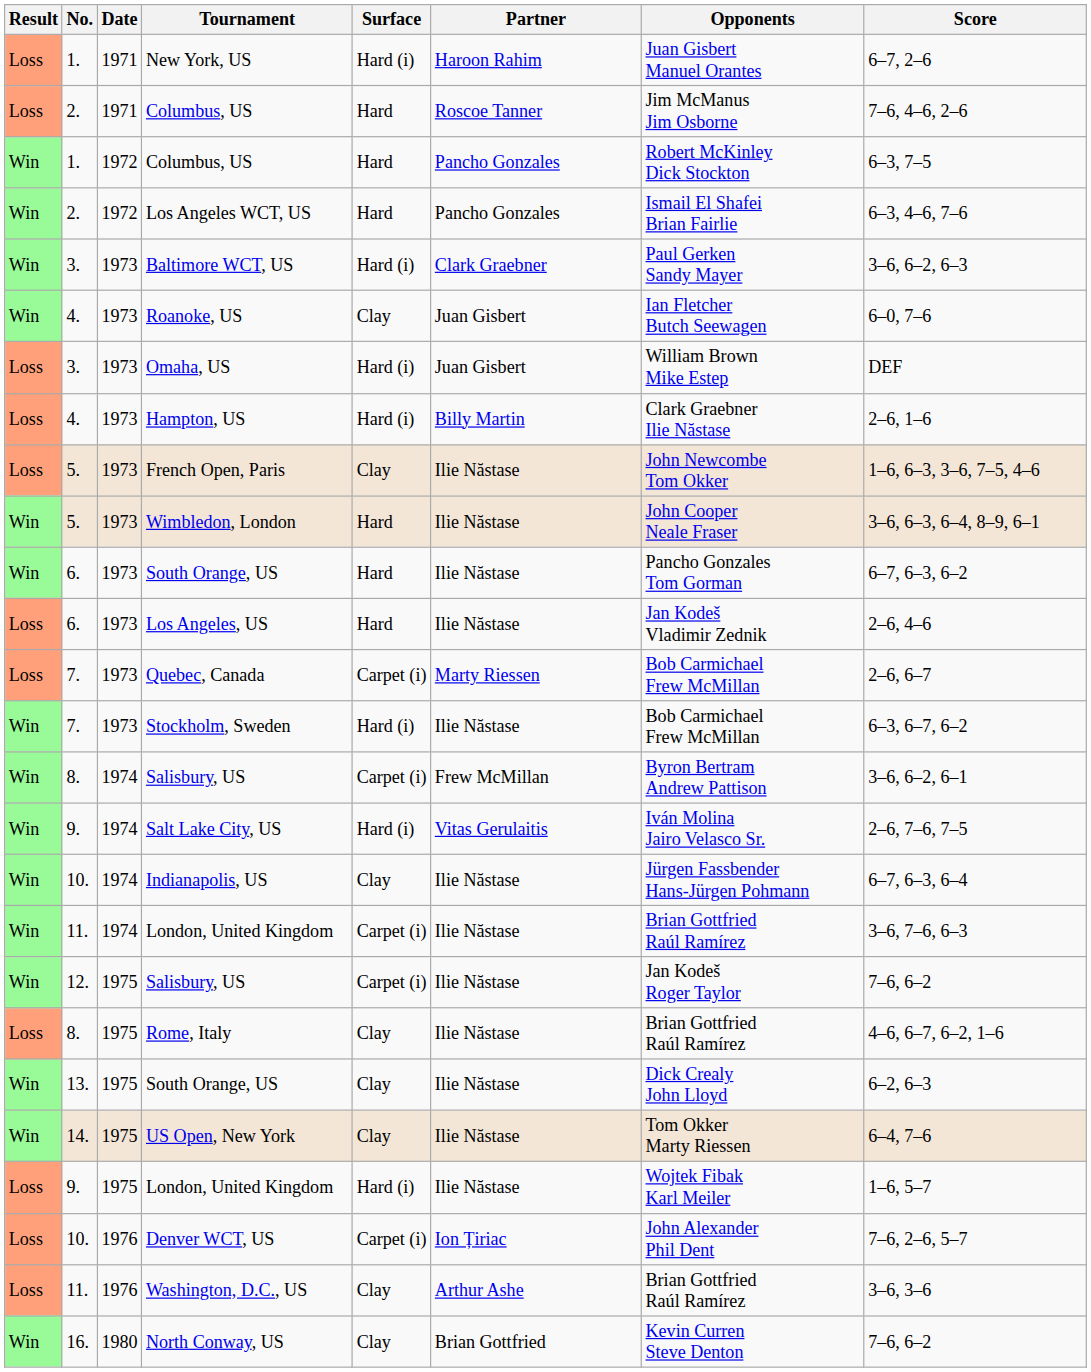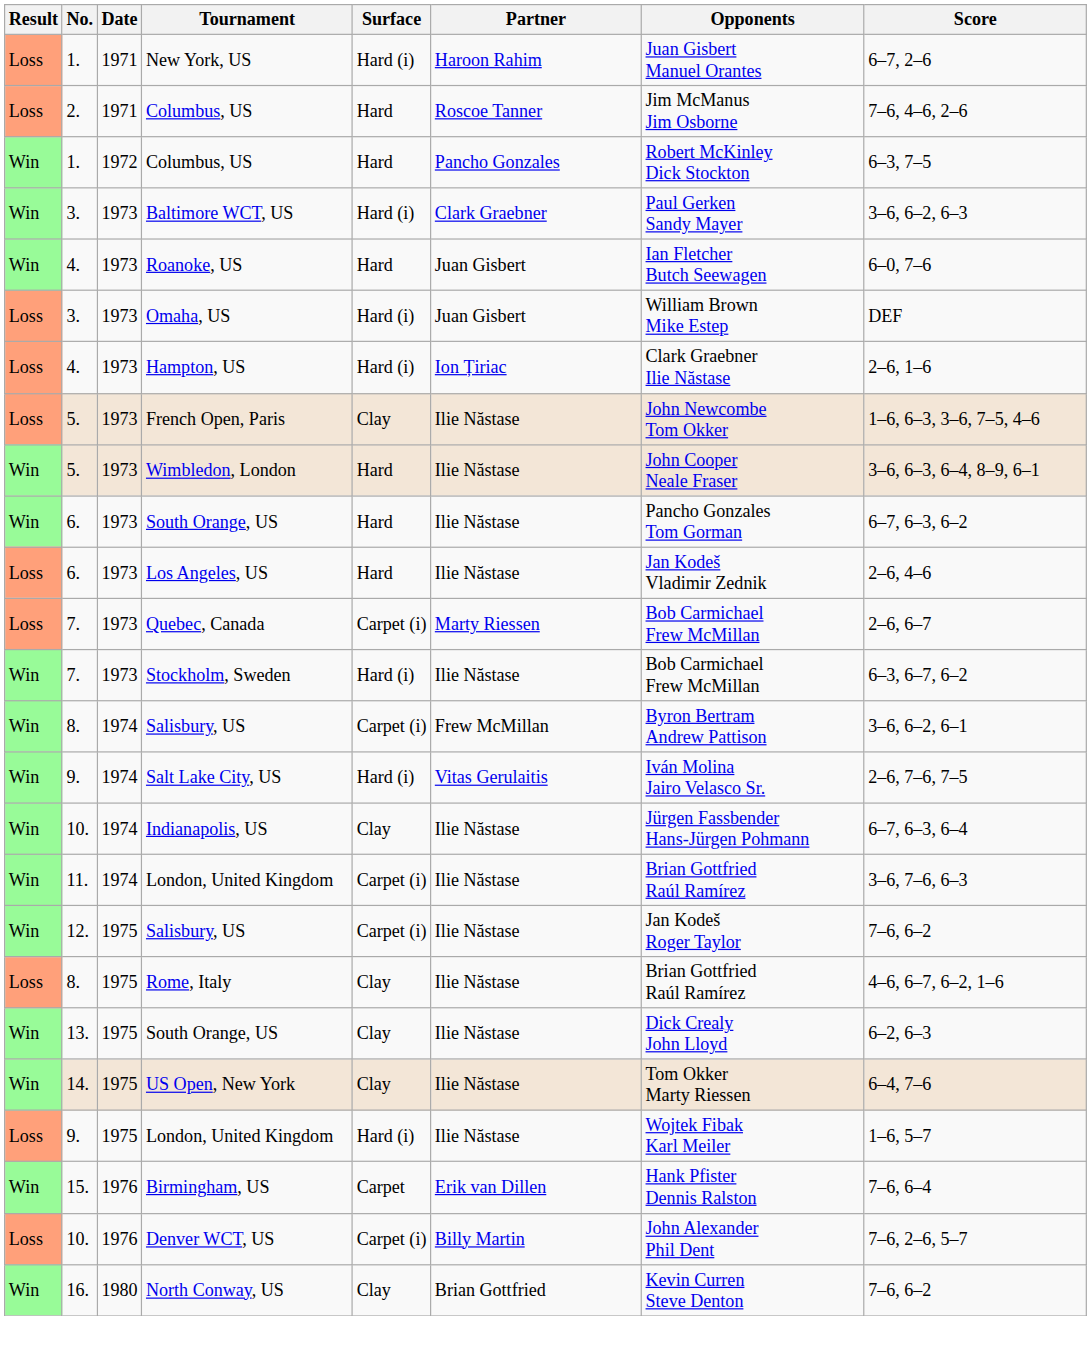- row: (73, 213)
(374, 316) Clay -> (375, 265) Hard
(480, 418) Billy Martin -> (471, 367) Ion Țiriac
+ row: (78, 1187)
(471, 1238) Ion Țiriac -> (480, 1238) Billy Martin
- row: (77, 1289)
